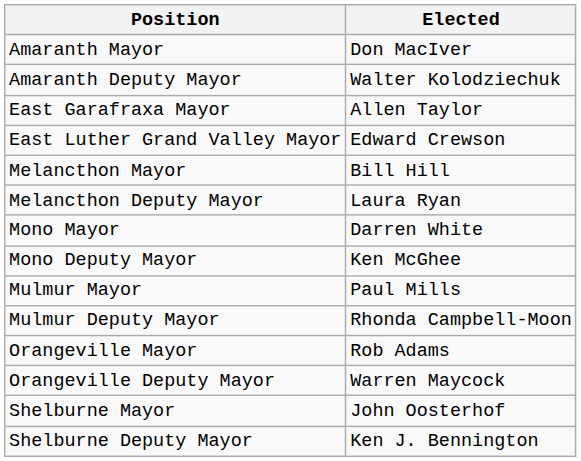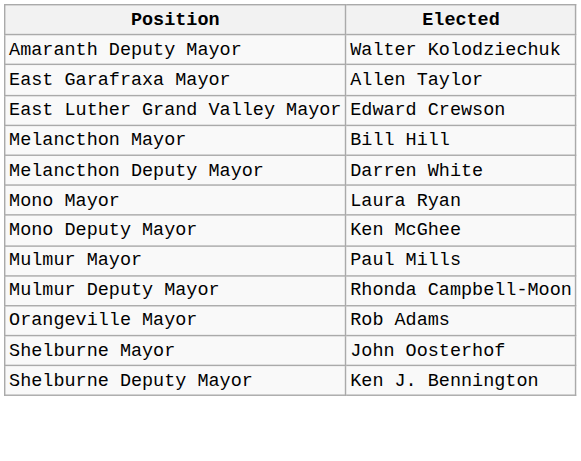- row: (87, 50)
(406, 200) Laura Ryan -> (417, 170) Darren White
(417, 230) Darren White -> (406, 200) Laura Ryan
- row: (142, 381)
